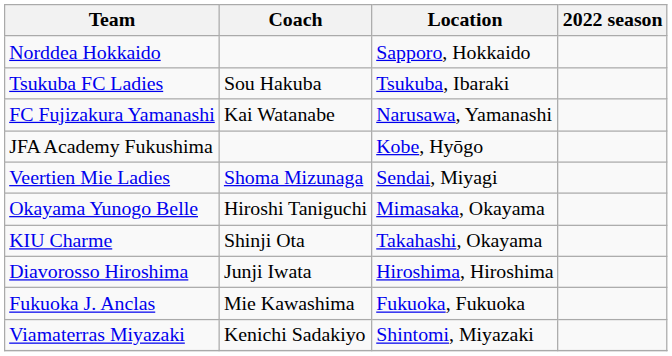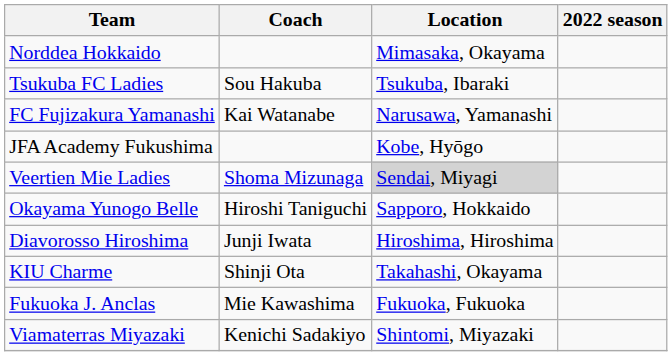(453, 51) Sapporo, Hokkaido -> (461, 51) Mimasaka, Okayama
(437, 177) no background -> (437, 177) lightgrey background
(461, 209) Mimasaka, Okayama -> (453, 209) Sapporo, Hokkaido
rows swapped: (61, 240) <-> (99, 271)
